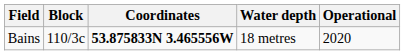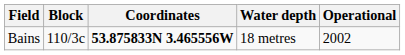(337, 38) 2020 -> (337, 38) 2002
